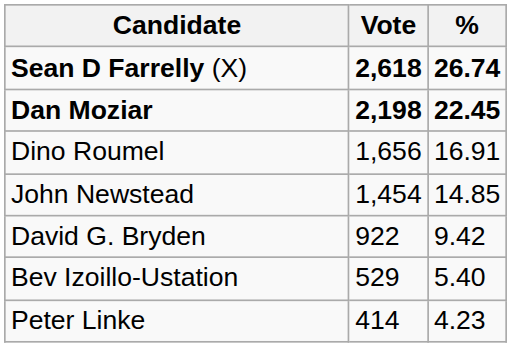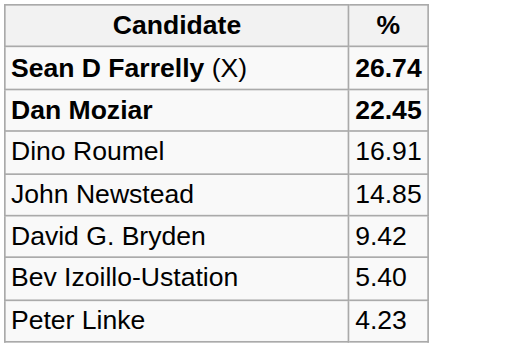- column: (388, 25)
